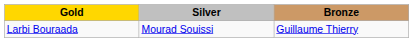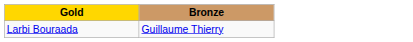- column: (207, 12)
